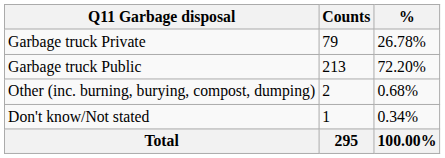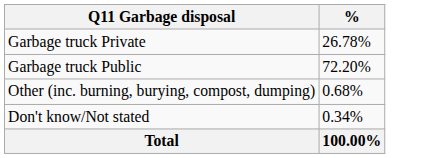- column: (346, 16)
